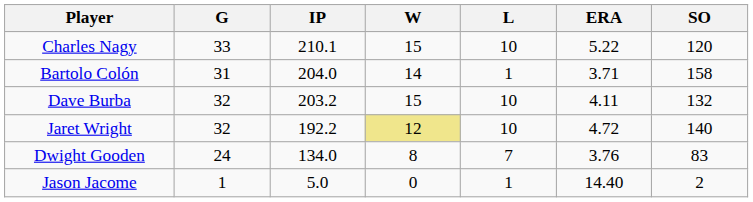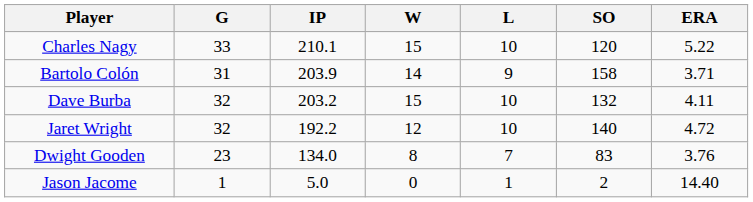columns swapped: (604, 18) <-> (699, 18)
(318, 73) 204.0 -> (318, 73) 203.9
(508, 73) 1 -> (508, 73) 9
(413, 127) khaki background -> (413, 127) no background
(222, 155) 24 -> (222, 155) 23
